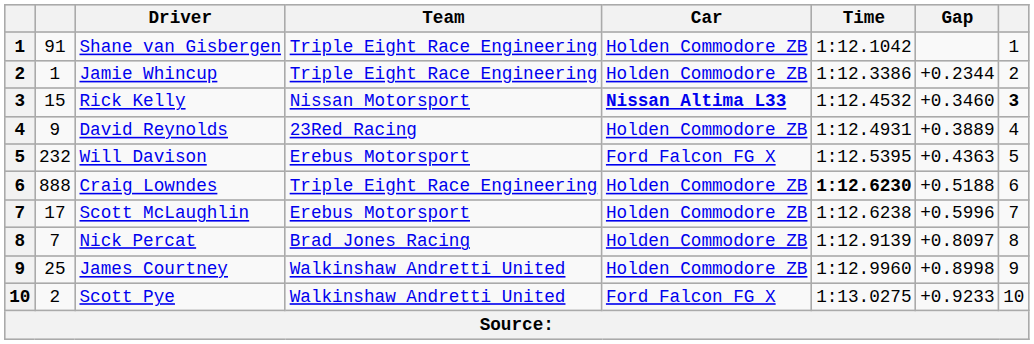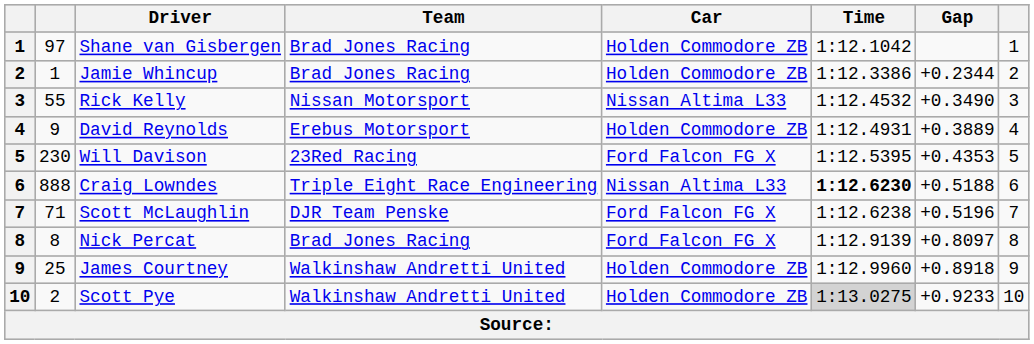(55, 47) 91 -> (55, 47) 97
(443, 47) Triple Eight Race Engineering -> (380, 47) Brad Jones Racing
(443, 74) Triple Eight Race Engineering -> (380, 74) Brad Jones Racing
(55, 102) 15 -> (55, 102) 55
(696, 102) bold -> (696, 102) normal
(957, 102) +0.3460 -> (957, 102) +0.3490
(1014, 102) bold -> (1014, 102) normal
(353, 130) 23Red Racing -> (380, 130) Erebus Motorsport
(55, 158) 232 -> (55, 158) 230
(380, 158) Erebus Motorsport -> (353, 158) 23Red Racing
(957, 158) +0.4363 -> (957, 158) +0.4353
(707, 186) Holden Commodore ZB -> (696, 186) Nissan Altima L33
(55, 214) 17 -> (55, 214) 71
(380, 214) Erebus Motorsport -> (369, 214) DJR Team Penske
(707, 214) Holden Commodore ZB -> (691, 214) Ford Falcon FG X
(957, 214) +0.5996 -> (957, 214) +0.5196
(55, 242) 7 -> (55, 242) 8
(707, 242) Holden Commodore ZB -> (691, 242) Ford Falcon FG X
(957, 269) +0.8998 -> (957, 269) +0.8918
(691, 297) Ford Falcon FG X -> (707, 297) Holden Commodore ZB
(864, 297) no background -> (864, 297) lightgrey background
